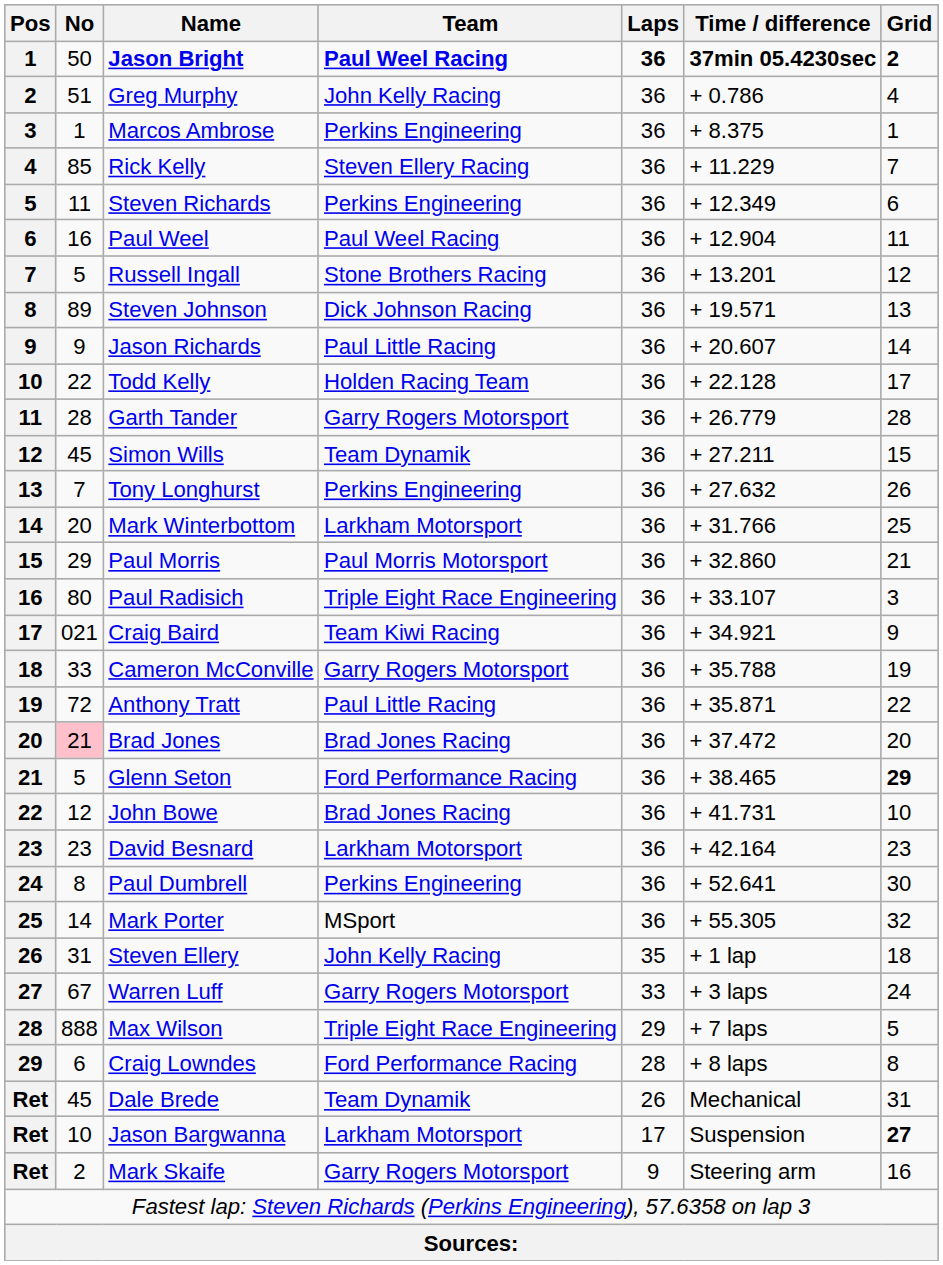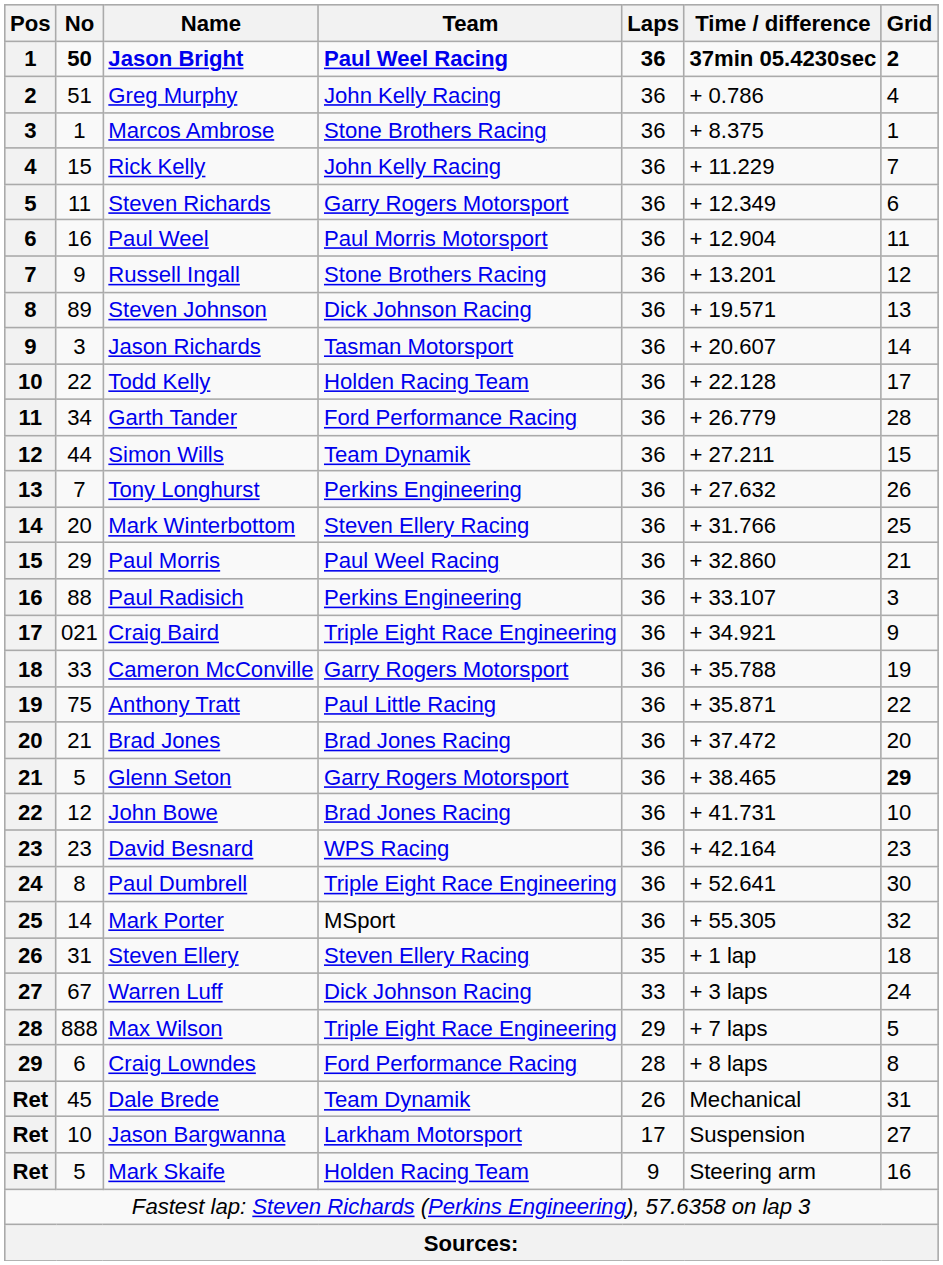(79, 59) normal -> (79, 59) bold
(423, 130) Perkins Engineering -> (435, 130) Stone Brothers Racing
(79, 166) 85 -> (79, 166) 15
(427, 166) Steven Ellery Racing -> (412, 166) John Kelly Racing
(423, 202) Perkins Engineering -> (446, 202) Garry Rogers Motorsport
(412, 238) Paul Weel Racing -> (436, 238) Paul Morris Motorsport
(79, 274) 5 -> (79, 274) 9
(79, 346) 9 -> (79, 346) 3
(410, 346) Paul Little Racing -> (419, 346) Tasman Motorsport
(79, 417) 28 -> (79, 417) 34
(446, 417) Garry Rogers Motorsport -> (451, 417) Ford Performance Racing
(79, 453) 45 -> (79, 453) 44
(423, 525) Larkham Motorsport -> (427, 525) Steven Ellery Racing
(436, 561) Paul Morris Motorsport -> (412, 561) Paul Weel Racing
(79, 597) 80 -> (79, 597) 88
(470, 597) Triple Eight Race Engineering -> (423, 597) Perkins Engineering
(412, 633) Team Kiwi Racing -> (470, 633) Triple Eight Race Engineering
(79, 704) 72 -> (79, 704) 75
(79, 740) pink background -> (79, 740) no background
(451, 776) Ford Performance Racing -> (446, 776) Garry Rogers Motorsport
(423, 848) Larkham Motorsport -> (387, 848) WPS Racing
(423, 884) Perkins Engineering -> (470, 884) Triple Eight Race Engineering
(412, 955) John Kelly Racing -> (427, 955) Steven Ellery Racing
(446, 991) Garry Rogers Motorsport -> (428, 991) Dick Johnson Racing
(899, 1135) bold -> (899, 1135) normal
(79, 1171) 2 -> (79, 1171) 5
(446, 1171) Garry Rogers Motorsport -> (426, 1171) Holden Racing Team
